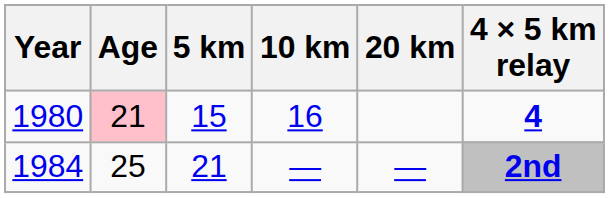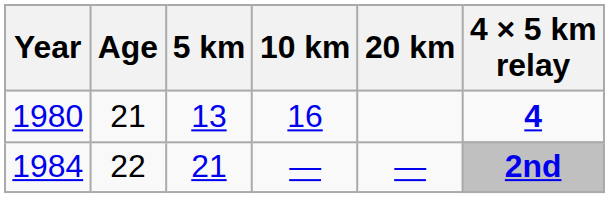(128, 116) pink background -> (128, 116) no background
(209, 116) 15 -> (209, 116) 13
(128, 166) 25 -> (128, 166) 22
